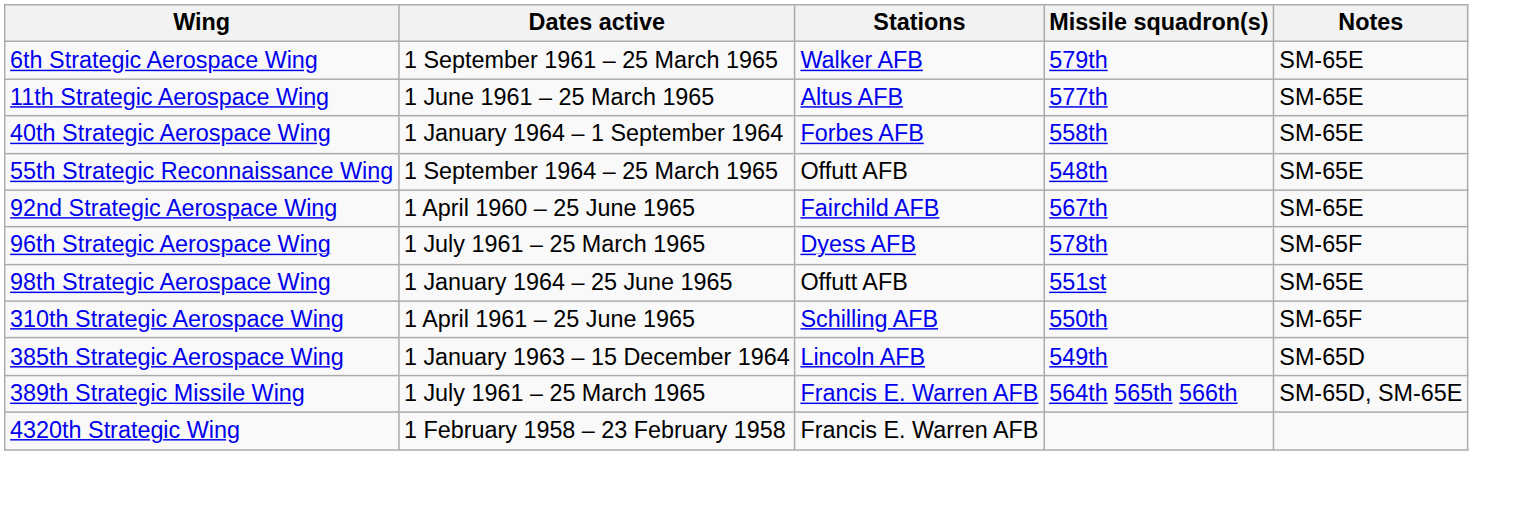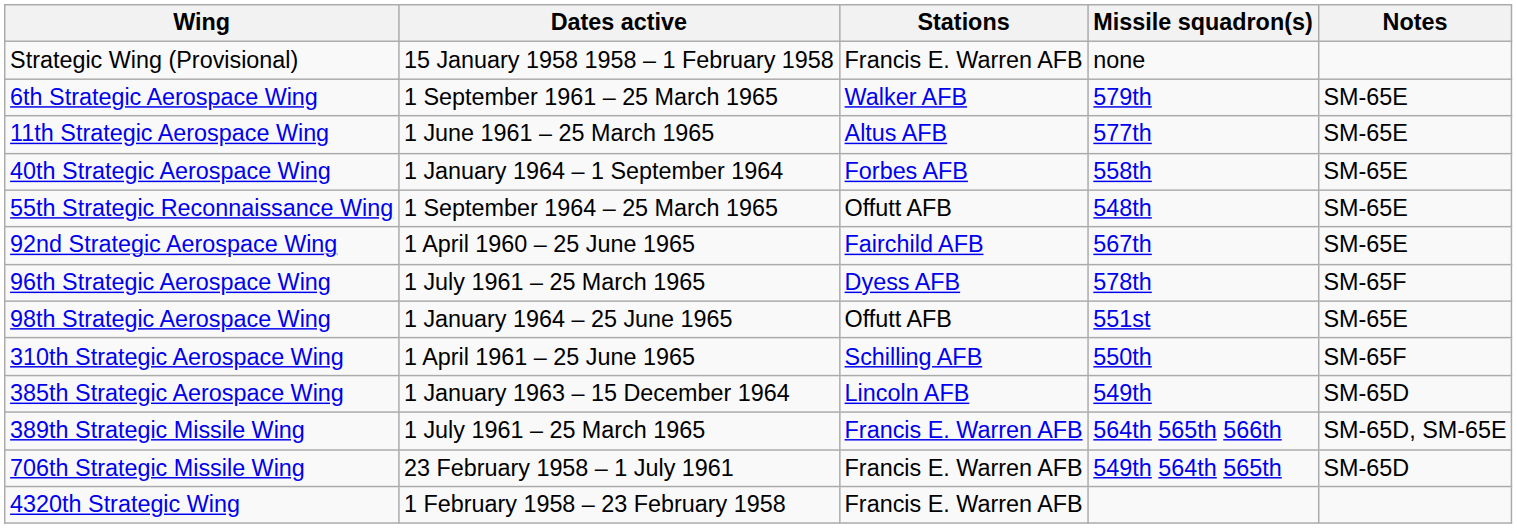+ row: (154, 60)
+ row: (157, 467)
